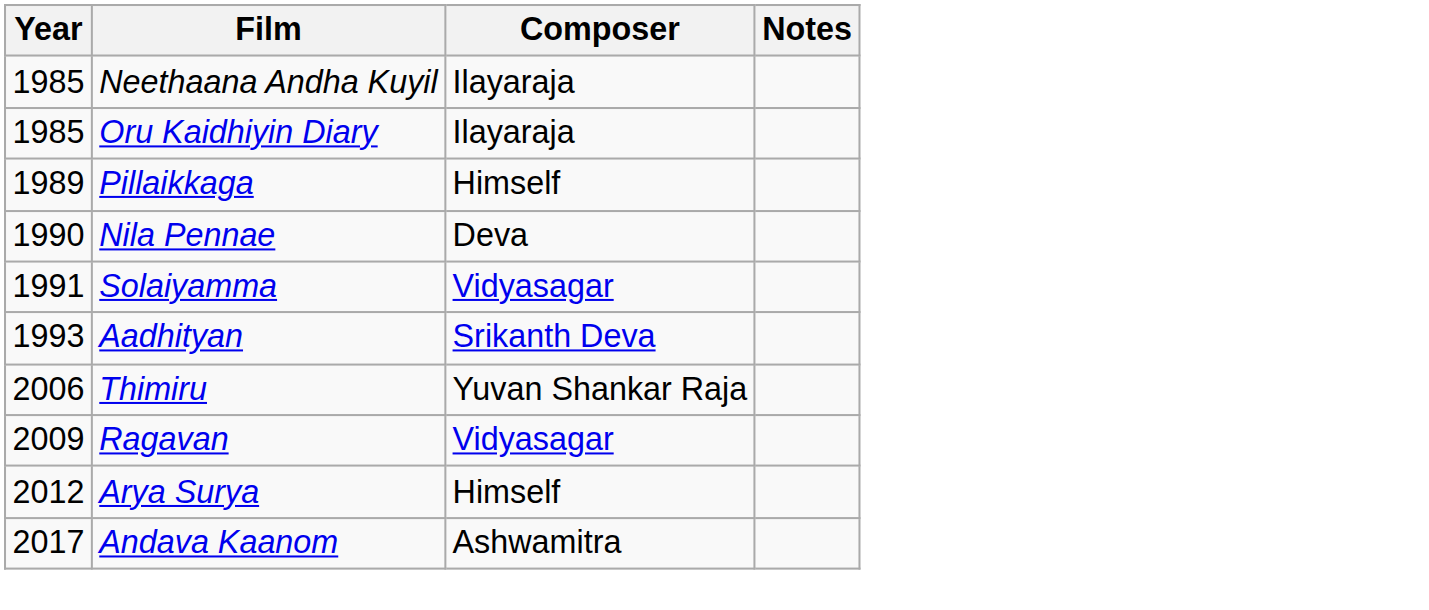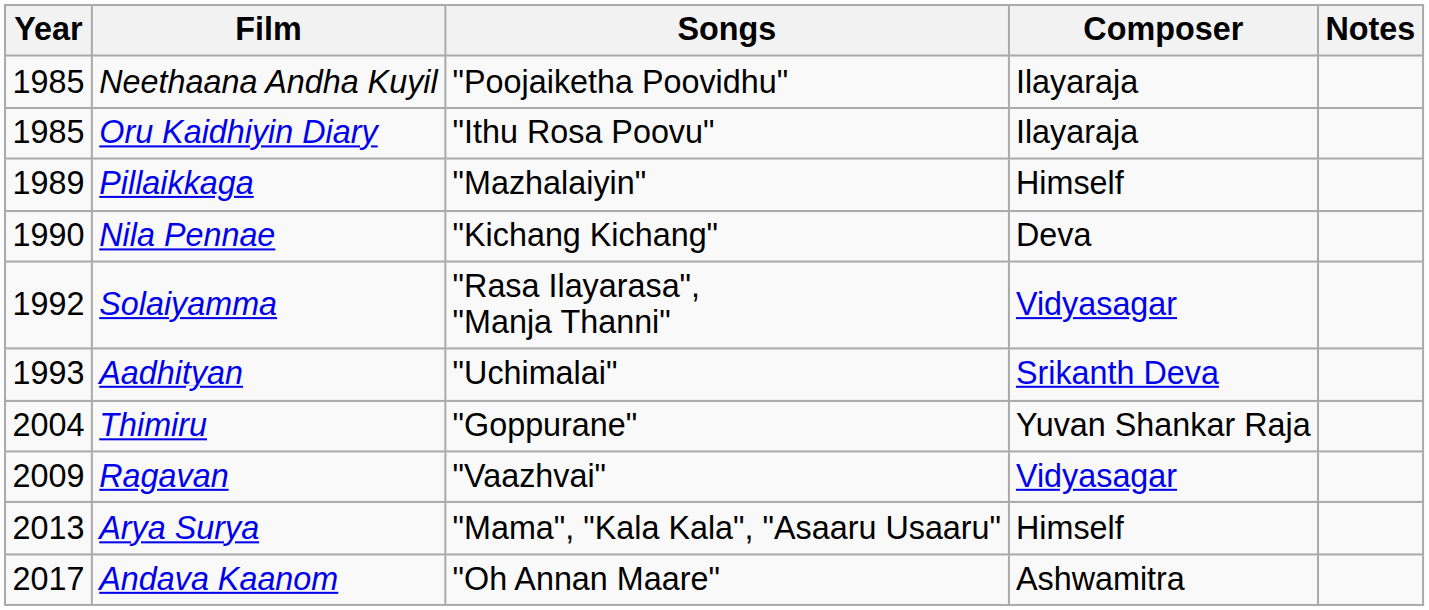+ column: (727, 30)
(48, 286) 1991 -> (48, 304) 1992
(48, 388) 2006 -> (48, 425) 2004
(48, 491) 2012 -> (48, 527) 2013
